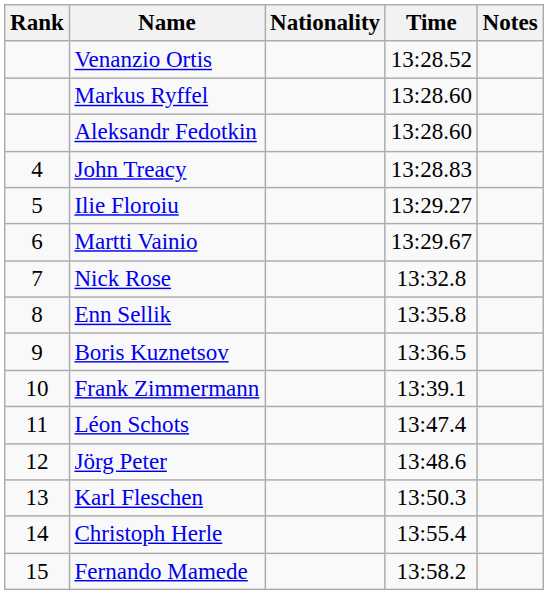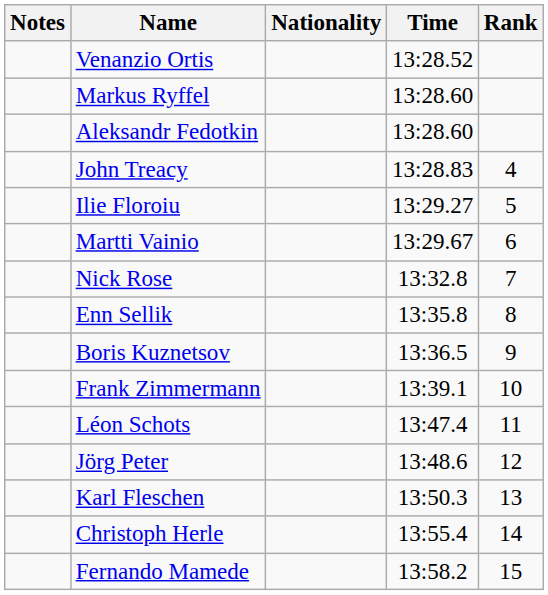columns swapped: (37, 22) <-> (510, 22)
